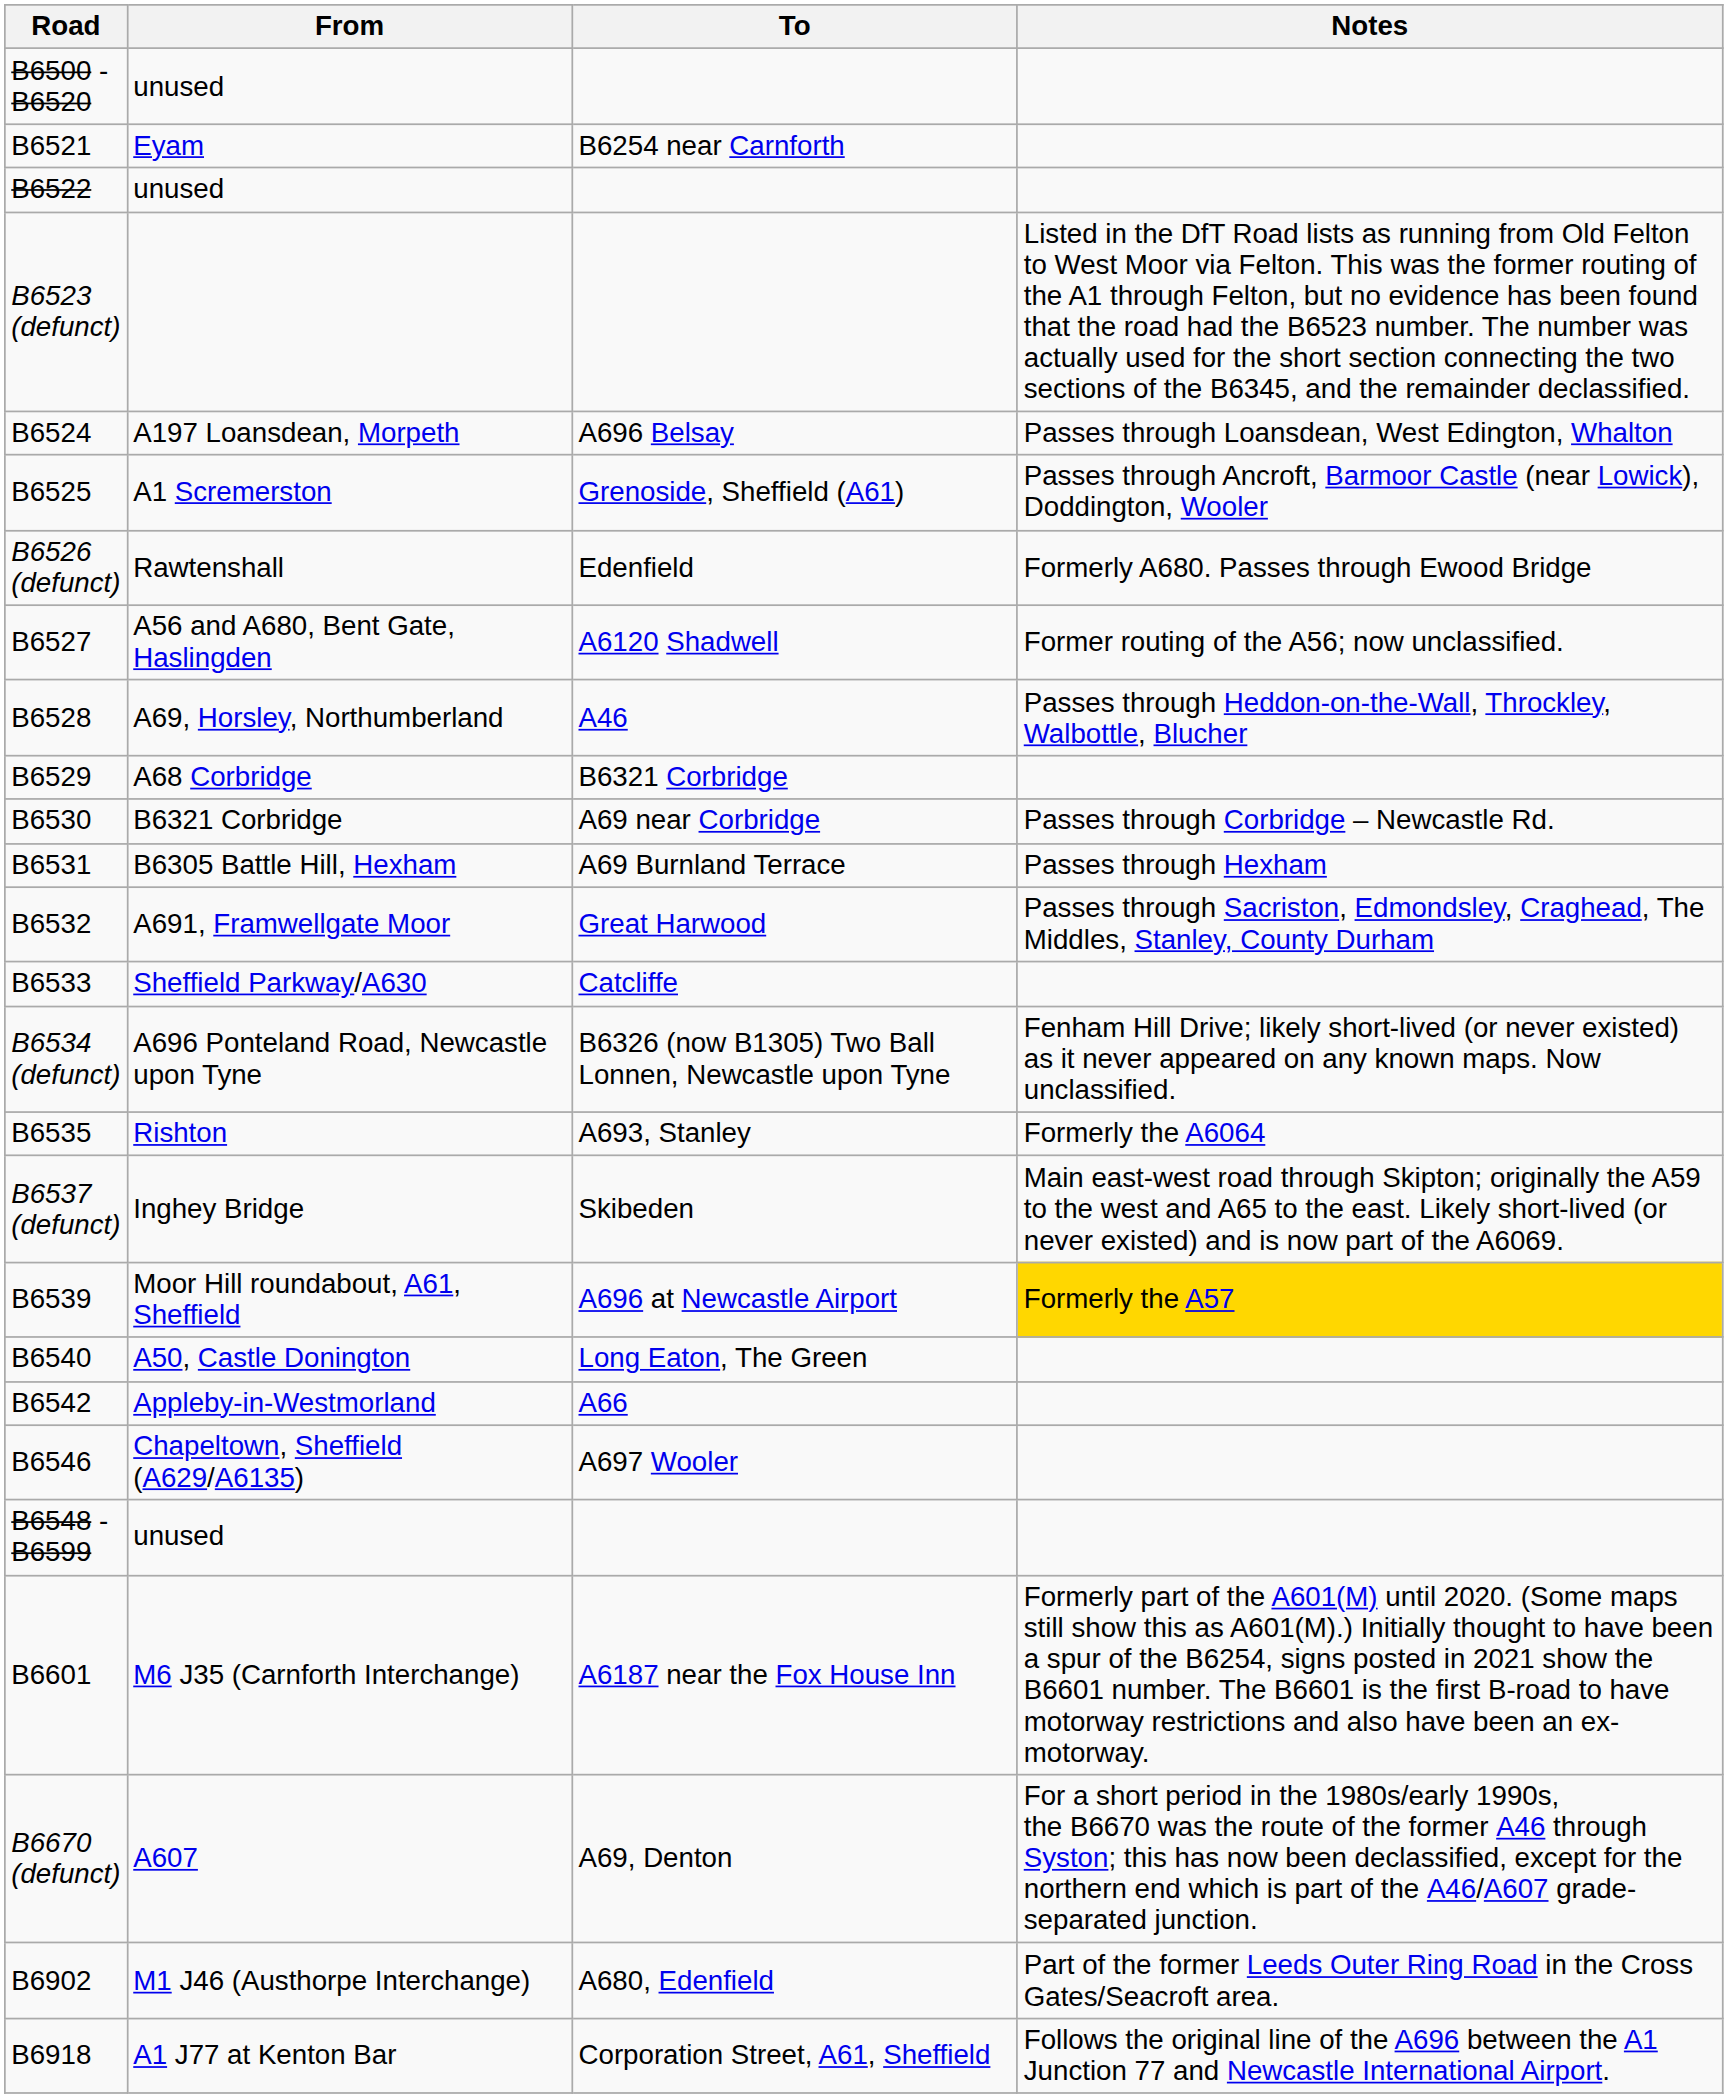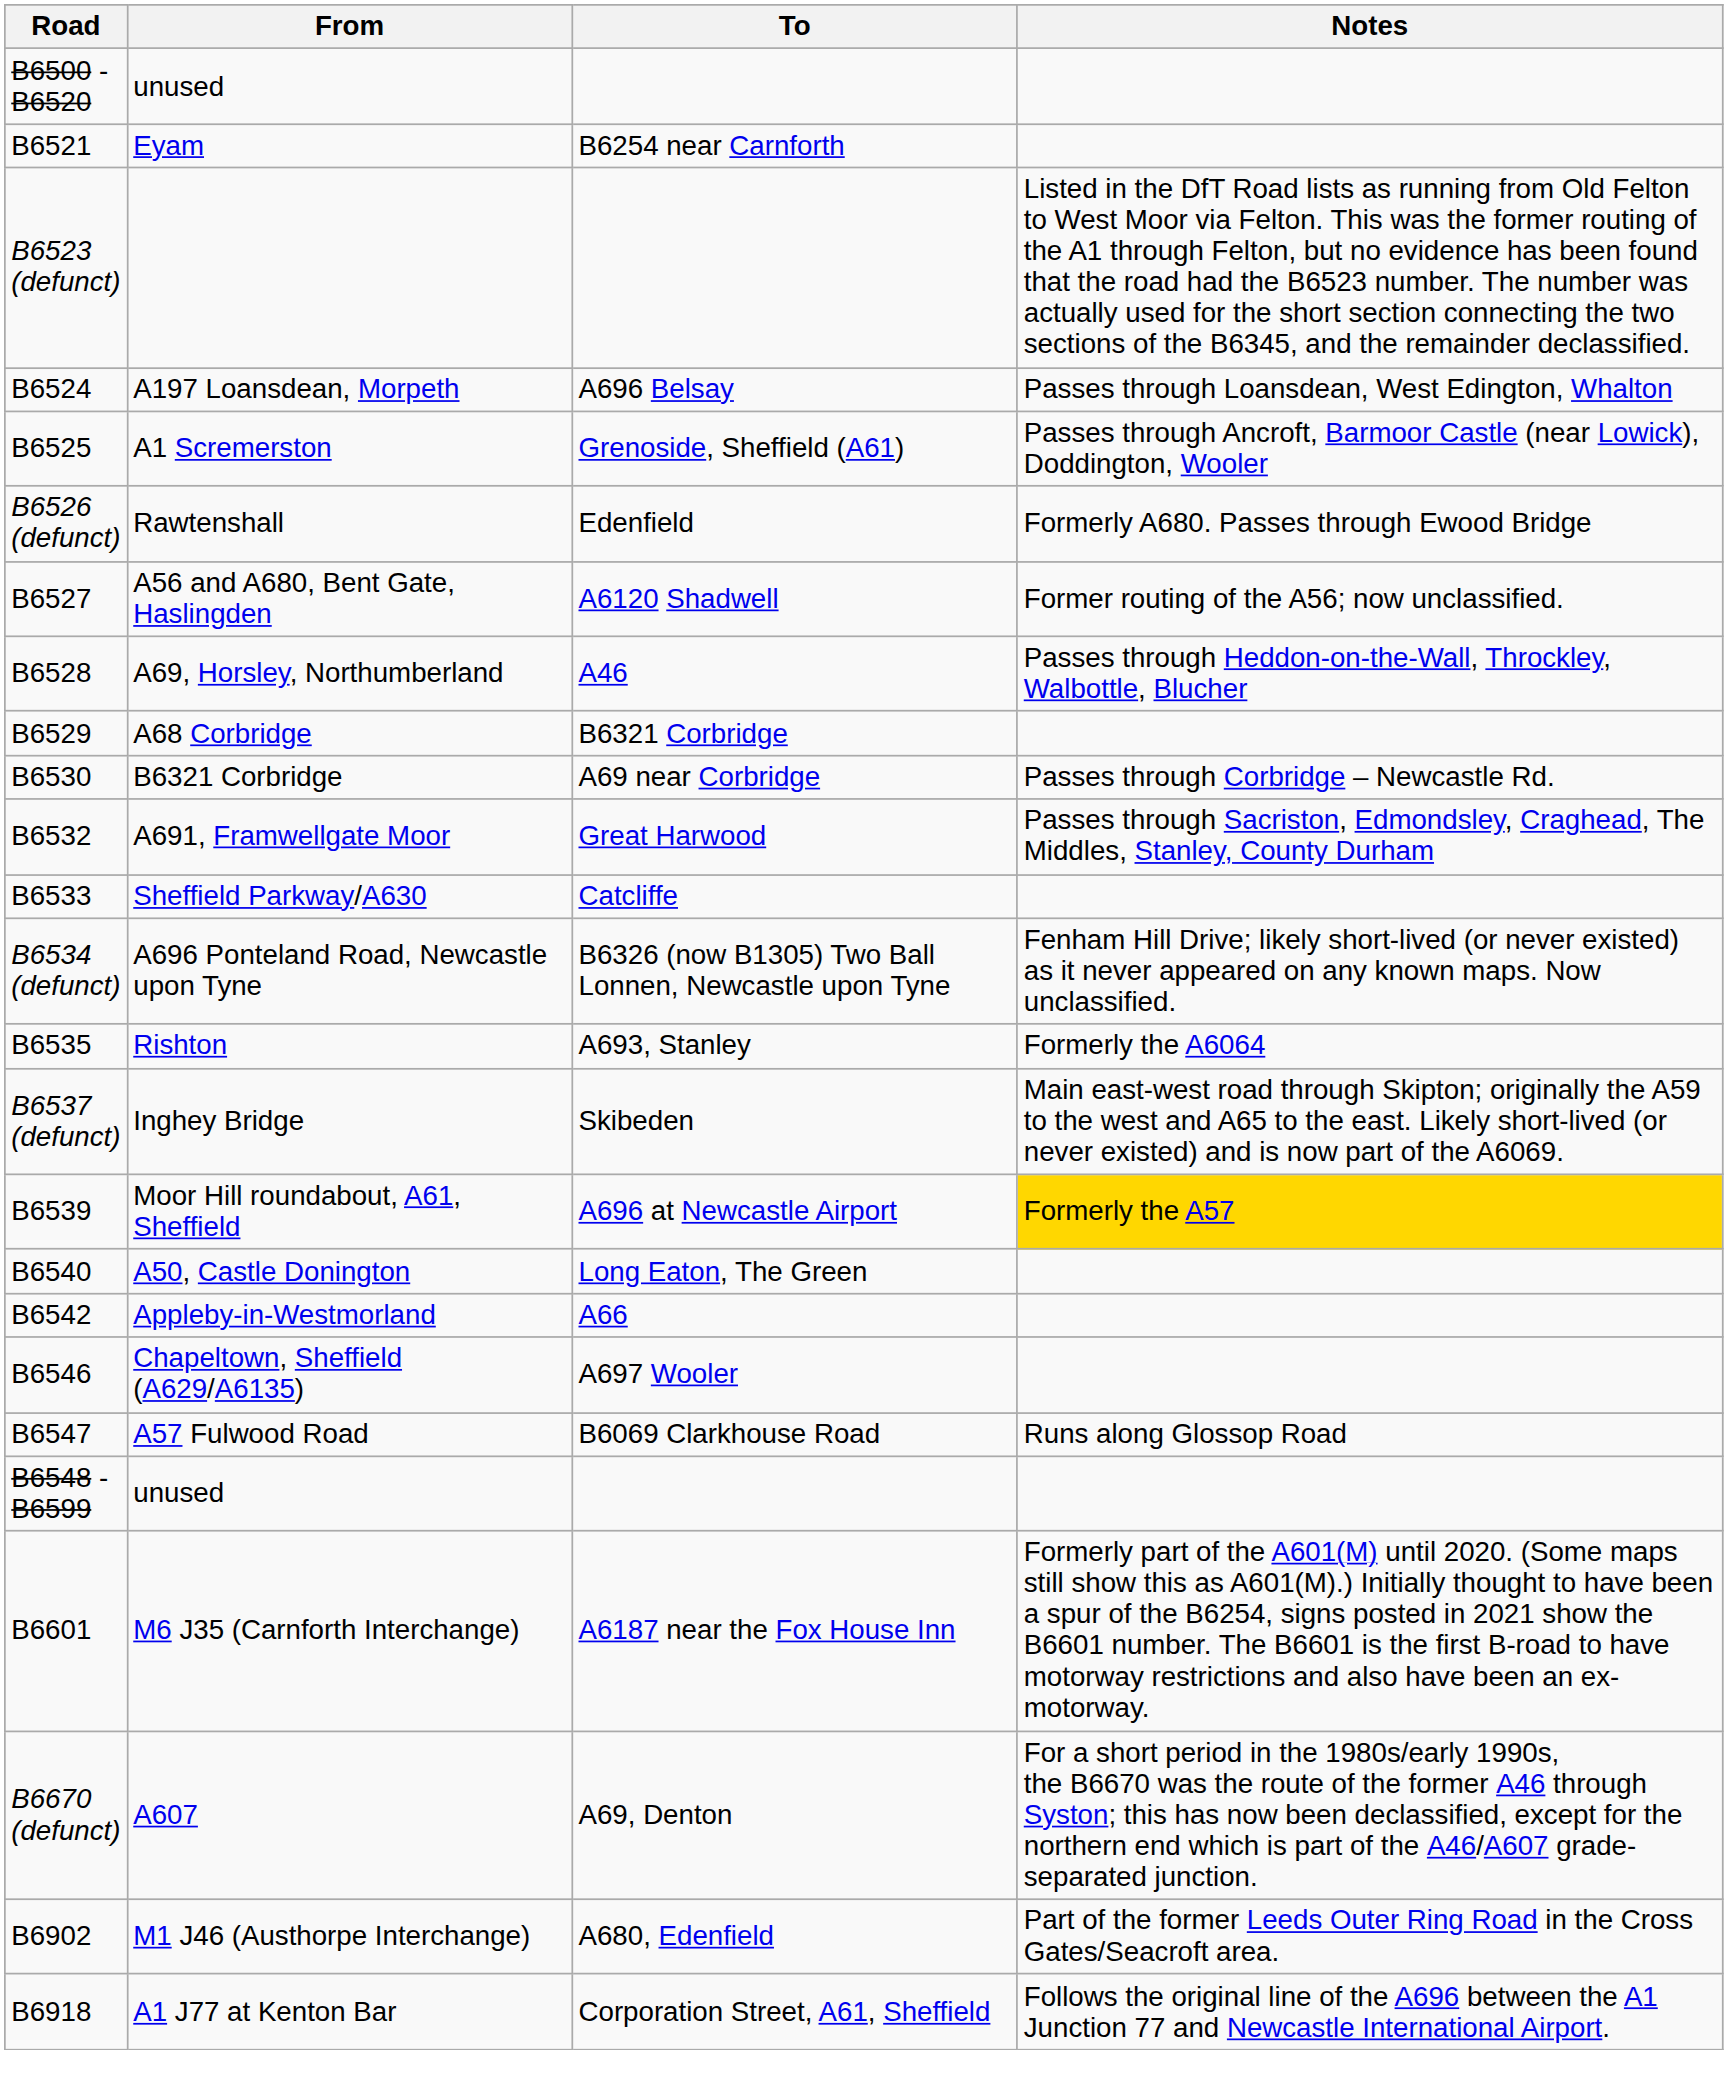- row: (51, 189)
- row: (51, 864)
+ row: (51, 1433)
